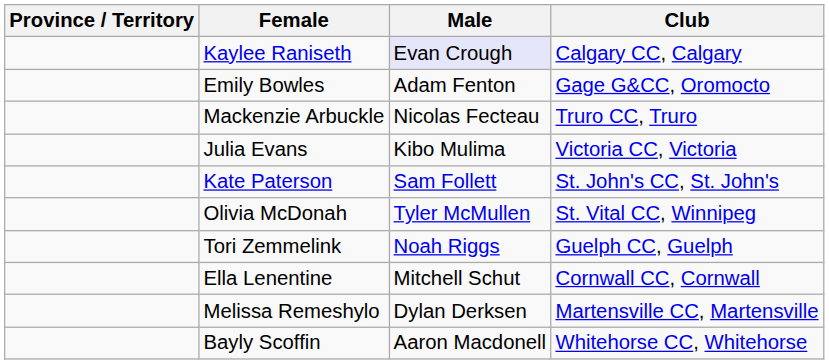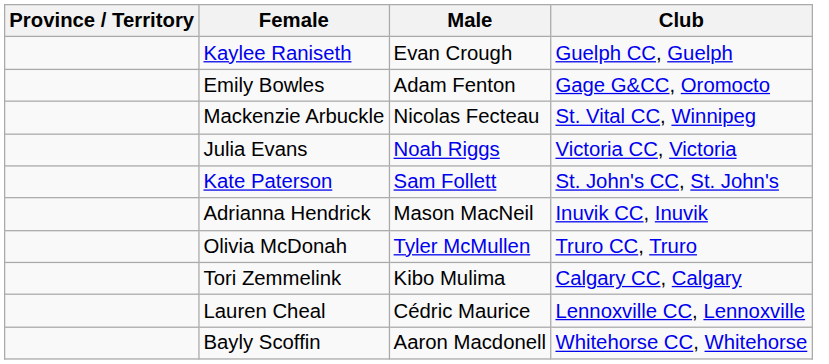(453, 52) lavender background -> (453, 52) no background
(649, 52) Calgary CC, Calgary -> (644, 52) Guelph CC, Guelph
(626, 117) Truro CC, Truro -> (656, 117) St. Vital CC, Winnipeg
(449, 149) Kibo Mulima -> (447, 149) Noah Riggs
+ row: (287, 213)
(656, 213) St. Vital CC, Winnipeg -> (626, 246) Truro CC, Truro
(447, 246) Noah Riggs -> (449, 278) Kibo Mulima
(644, 246) Guelph CC, Guelph -> (649, 278) Calgary CC, Calgary
- row: (268, 278)
+ row: (265, 310)
- row: (292, 310)
